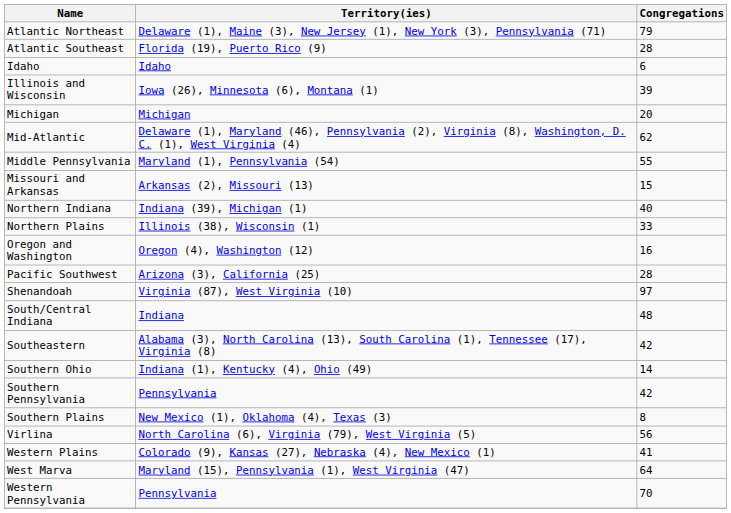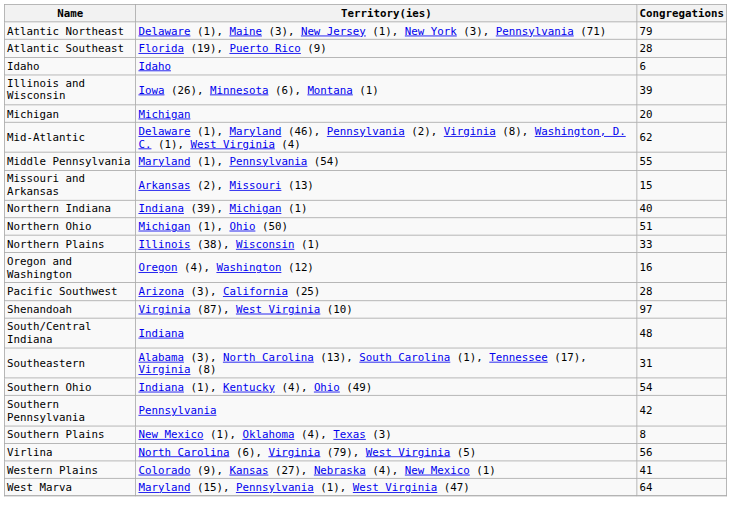+ row: (49, 226)
(646, 345) 42 -> (646, 363) 31
(646, 369) 14 -> (646, 387) 54
- row: (46, 493)
